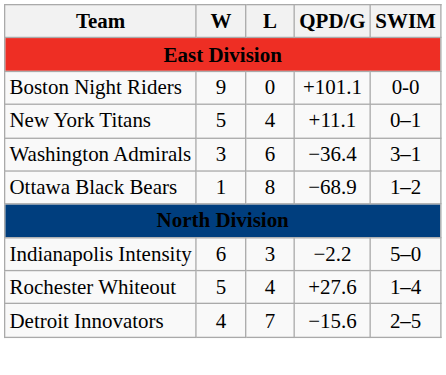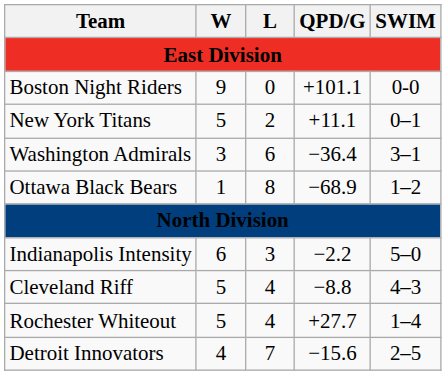(270, 120) 4 -> (270, 120) 2
+ row: (71, 287)
(332, 287) +27.6 -> (332, 320) +27.7
